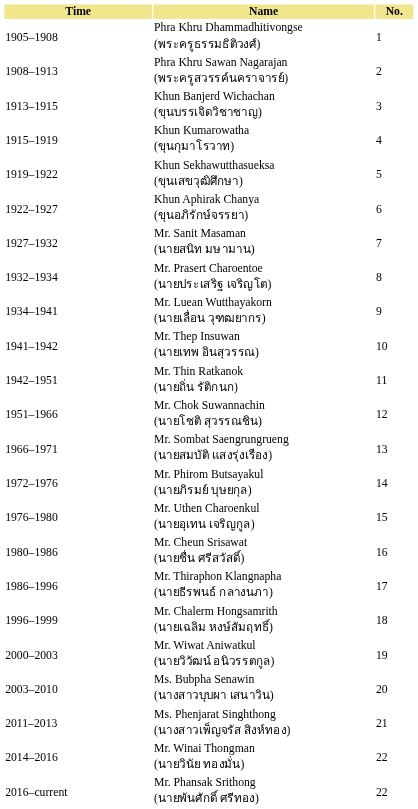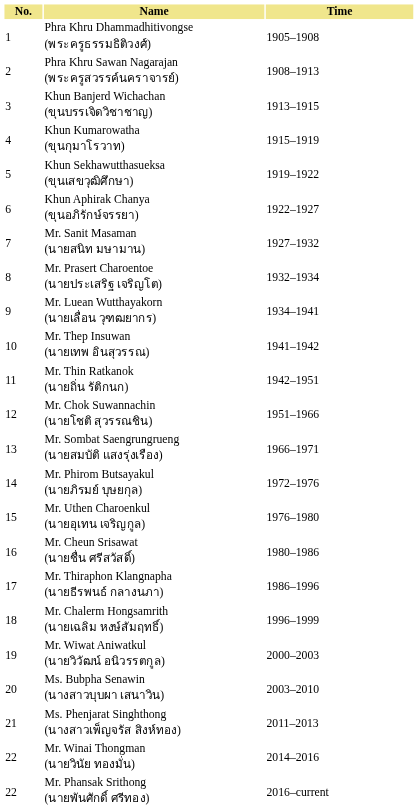columns swapped: (394, 11) <-> (78, 11)
